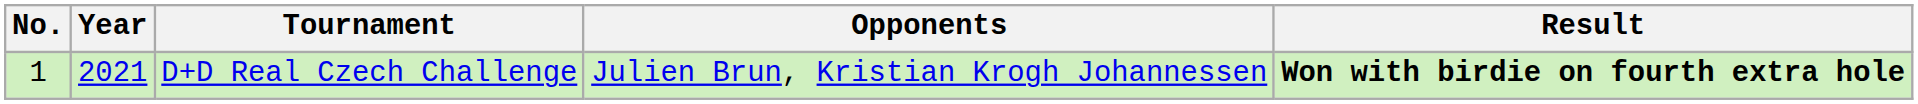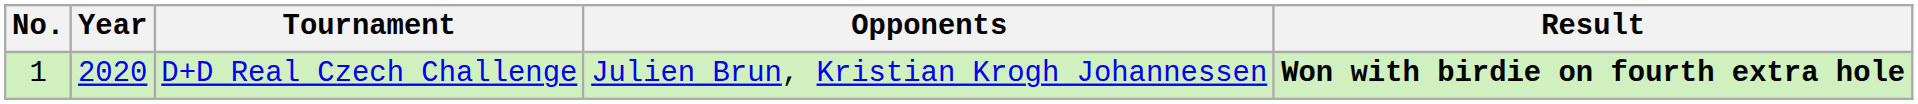(113, 75) 2021 -> (113, 75) 2020
